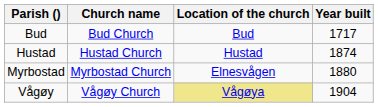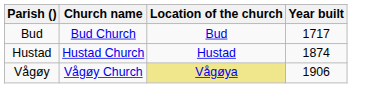- row: (36, 72)
(343, 92) 1904 -> (316, 72) 1906
